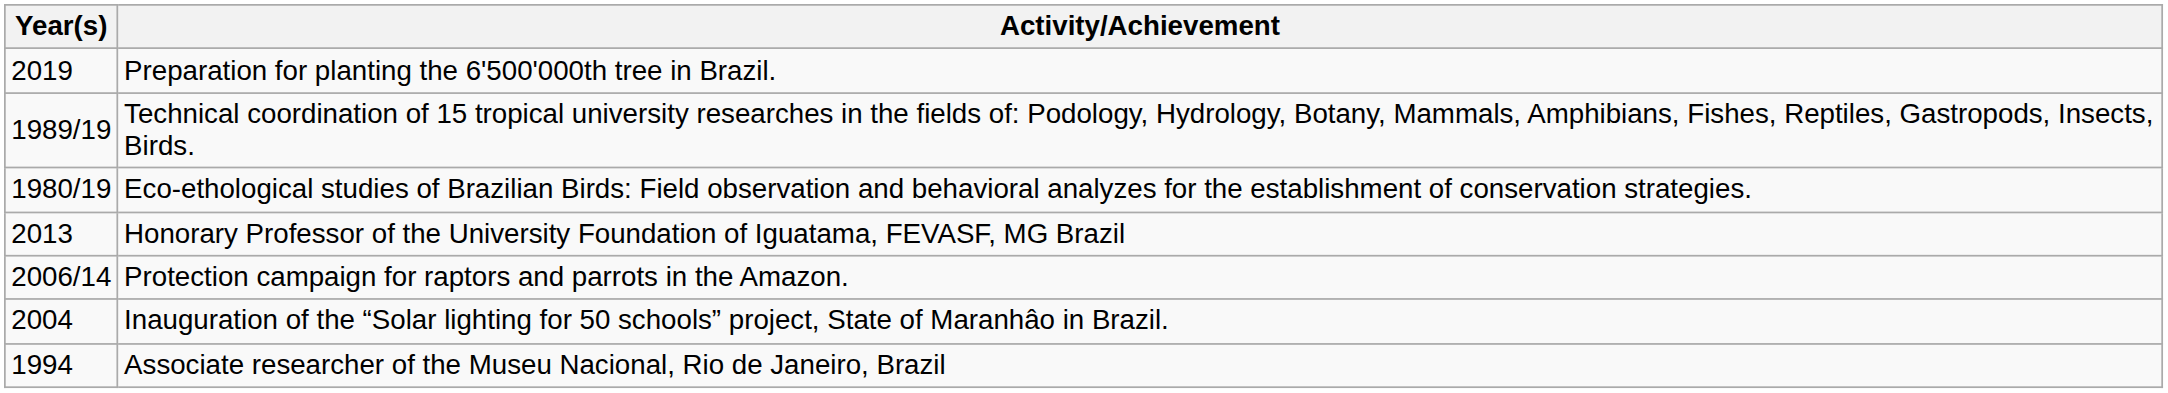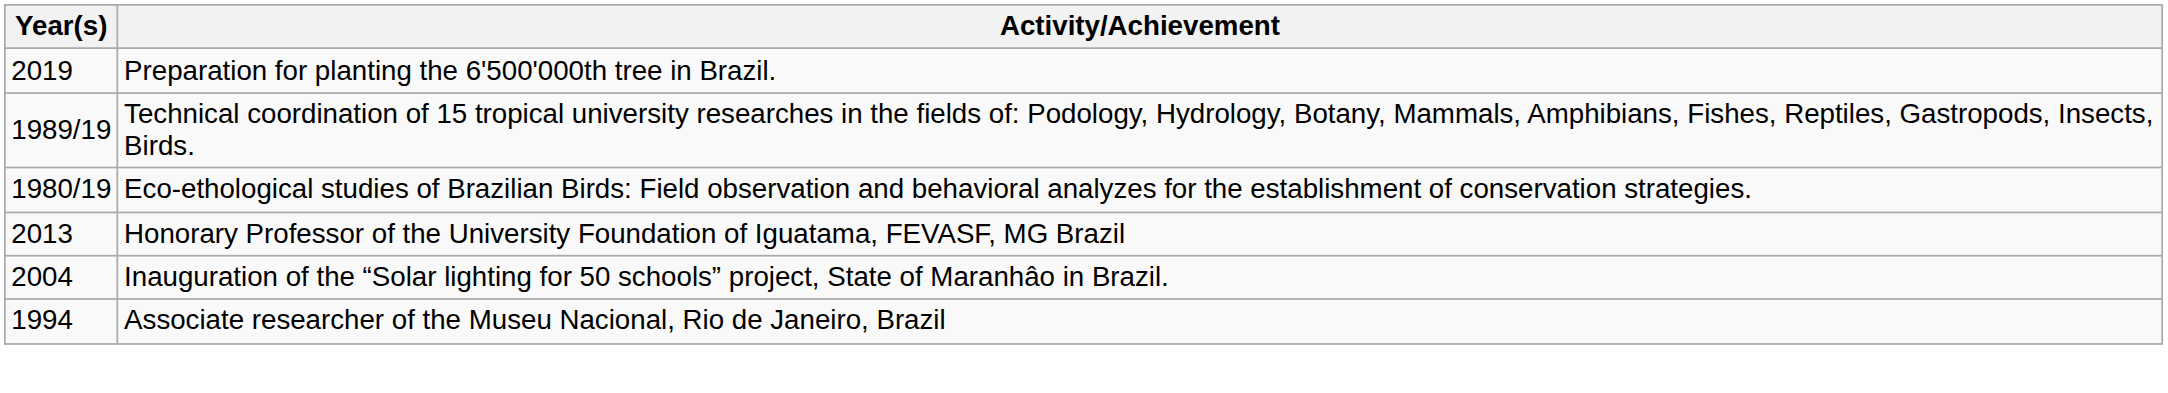- row: (486, 277)
